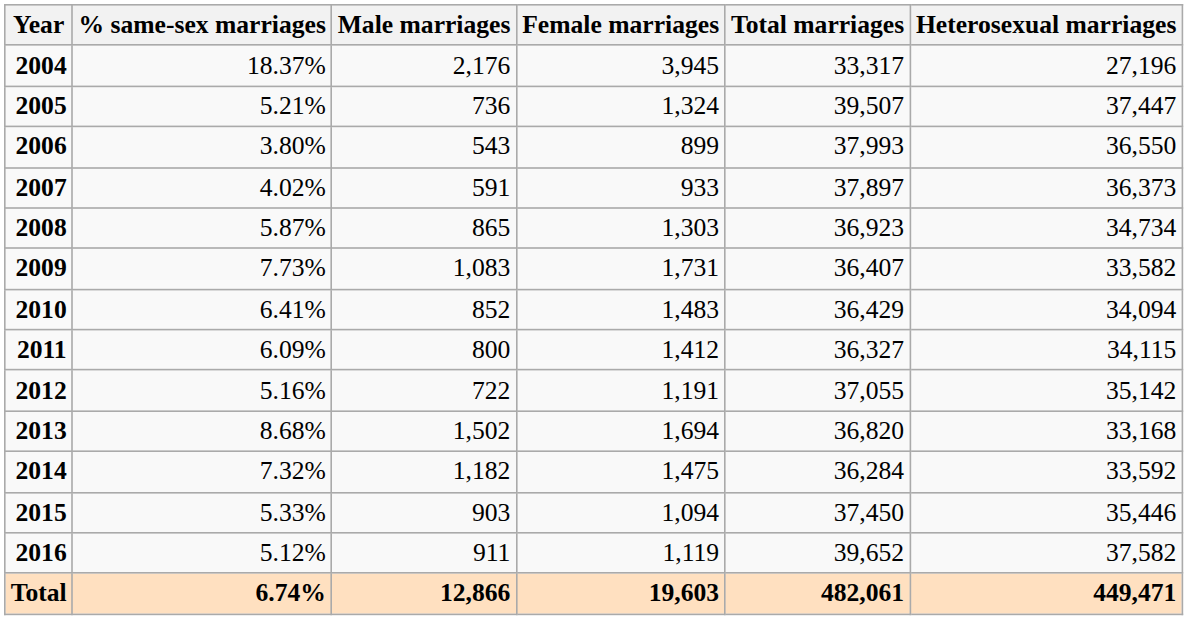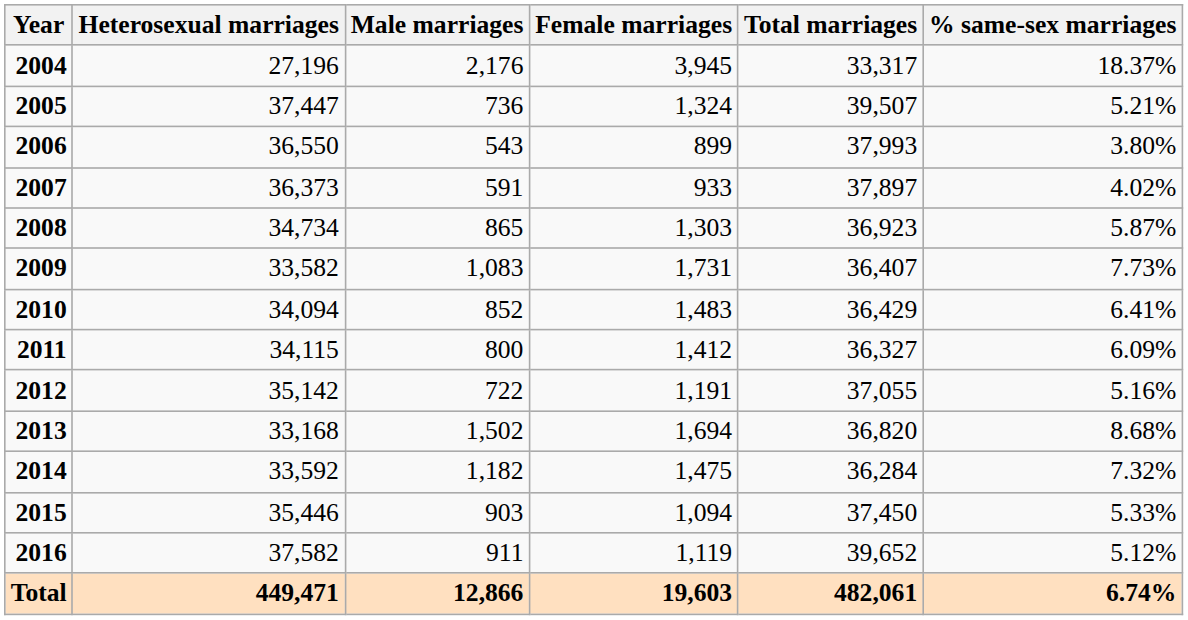columns swapped: (1046, 24) <-> (202, 24)
